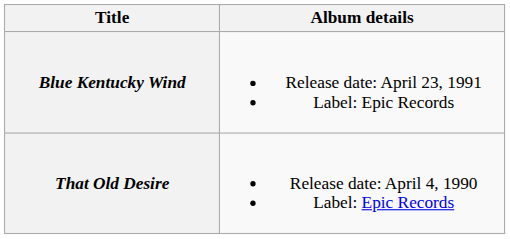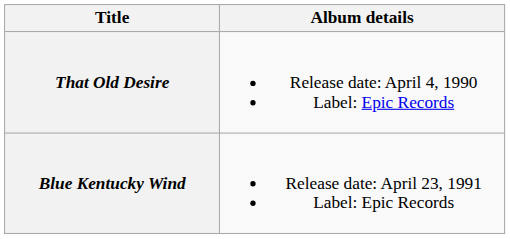rows swapped: (112, 183) <-> (112, 82)
